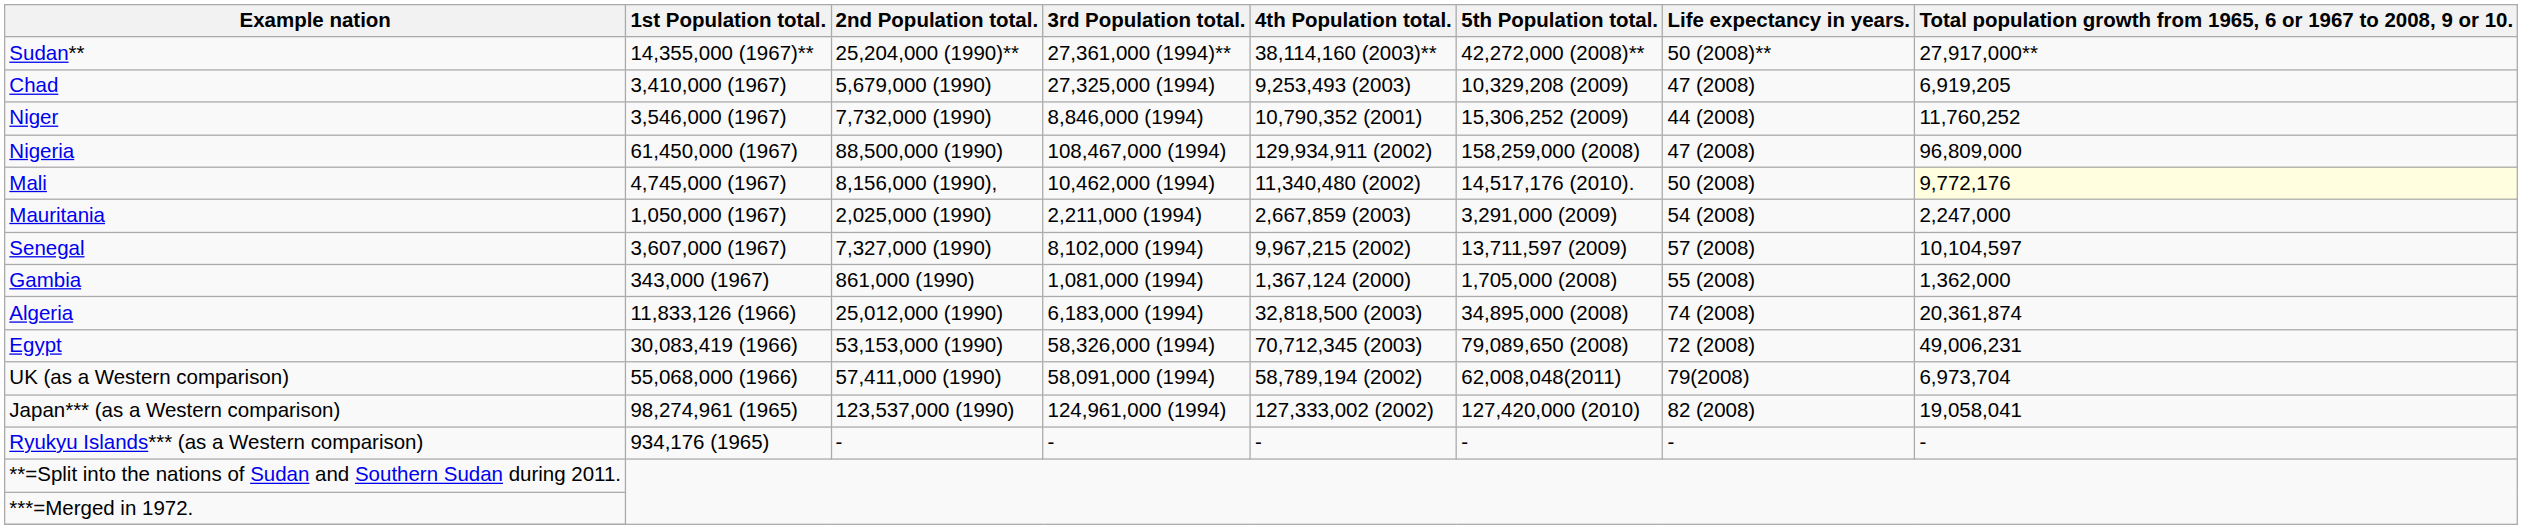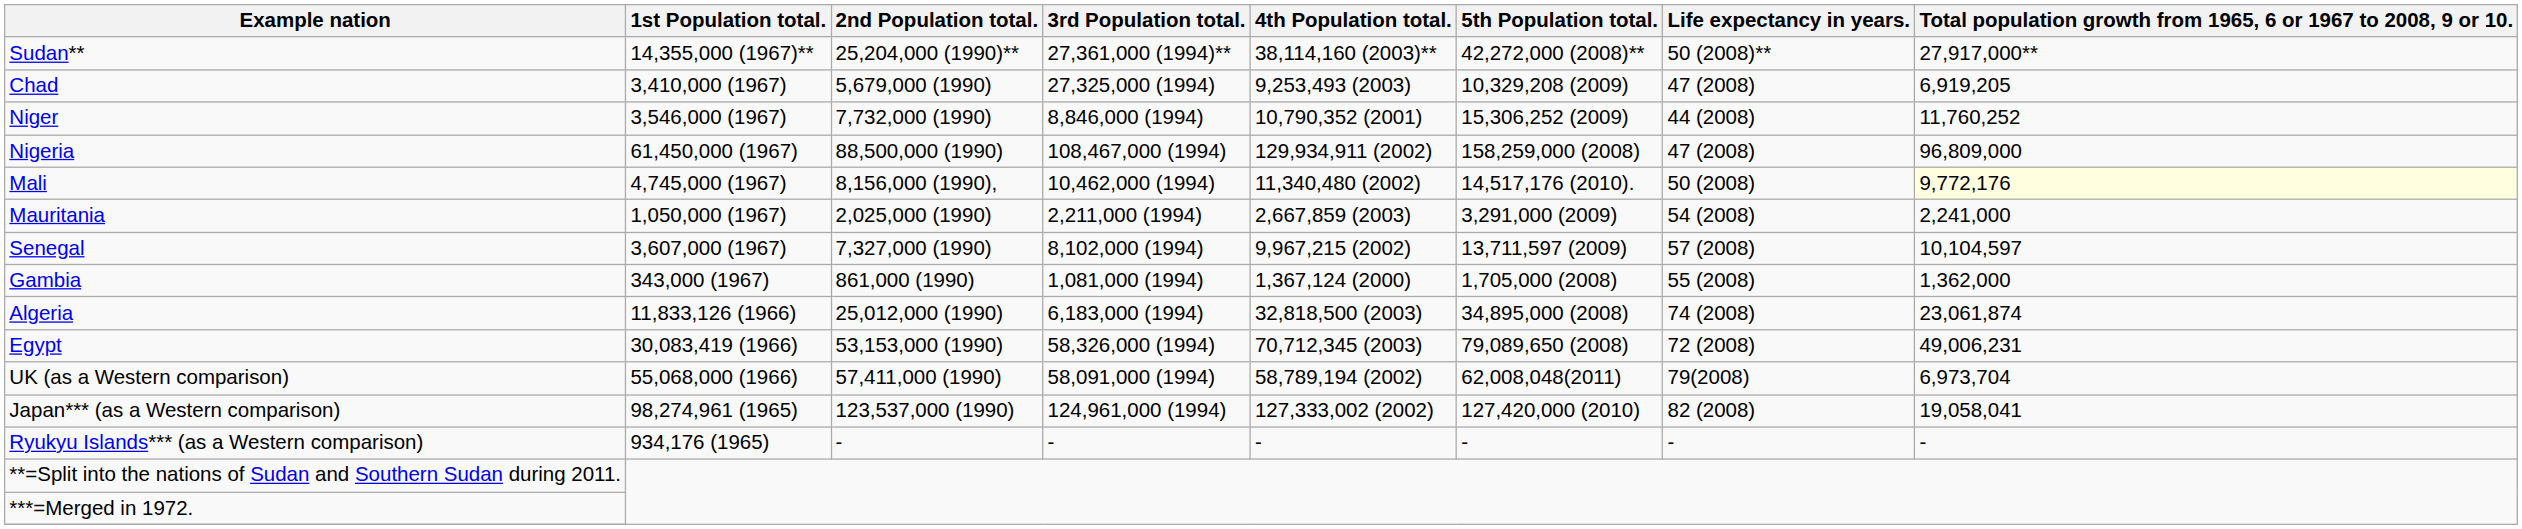(1965, 215) 2,247,000 -> (1965, 215) 2,241,000
(1971, 313) 20,361,874 -> (1971, 313) 23,061,874
